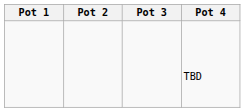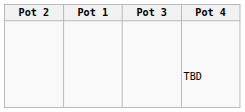columns swapped: (34, 13) <-> (93, 13)
